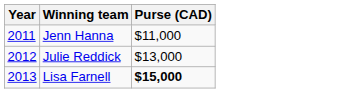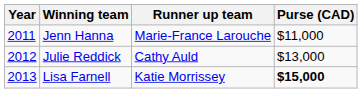+ column: (203, 14)
